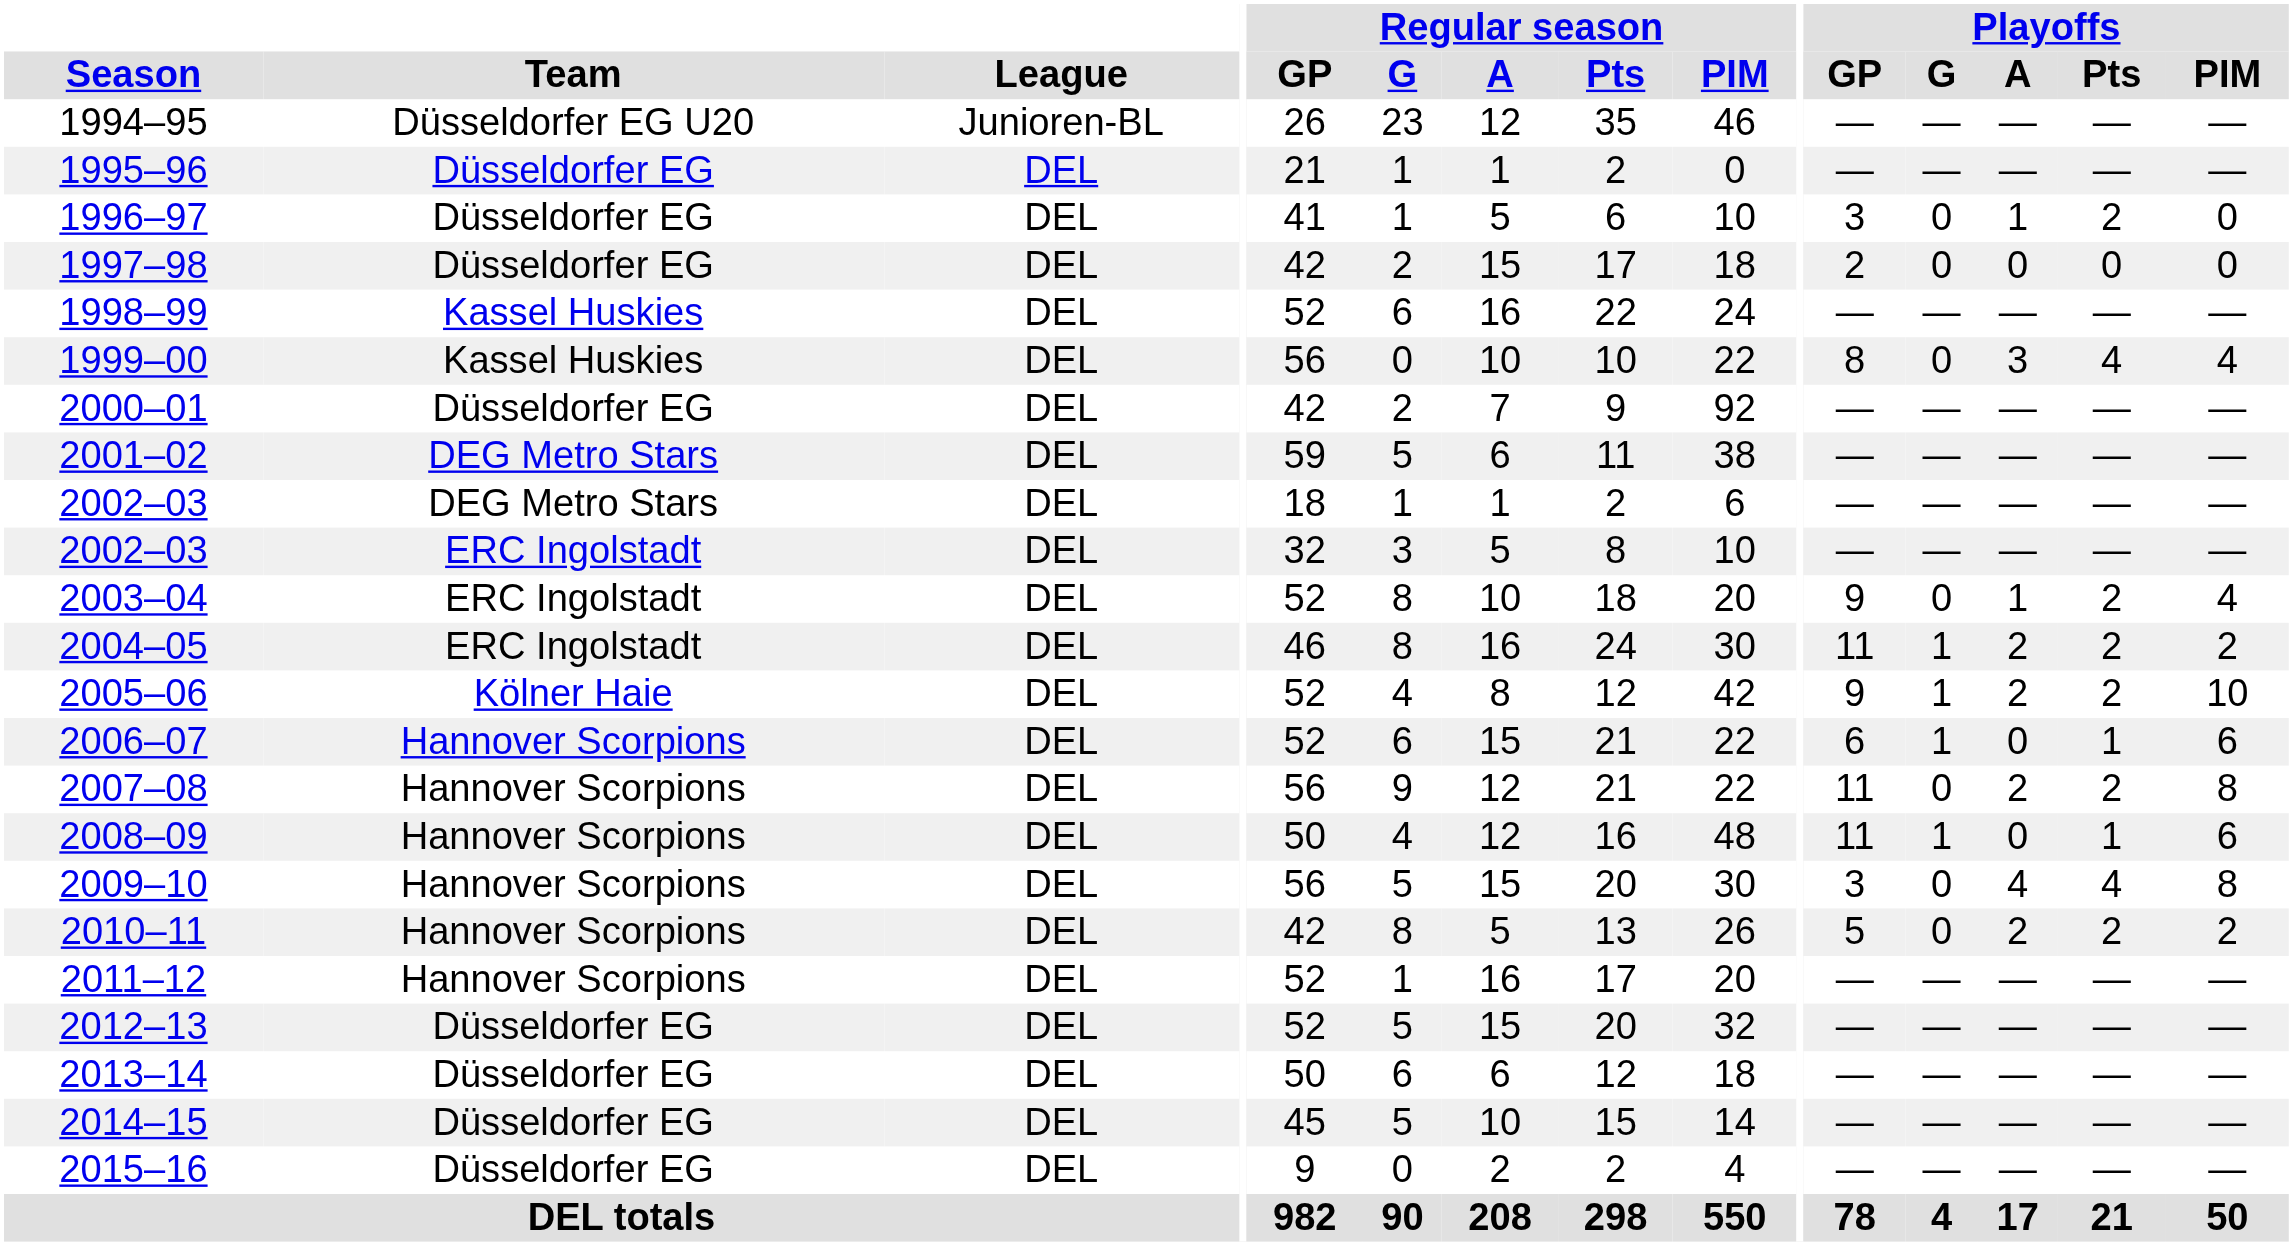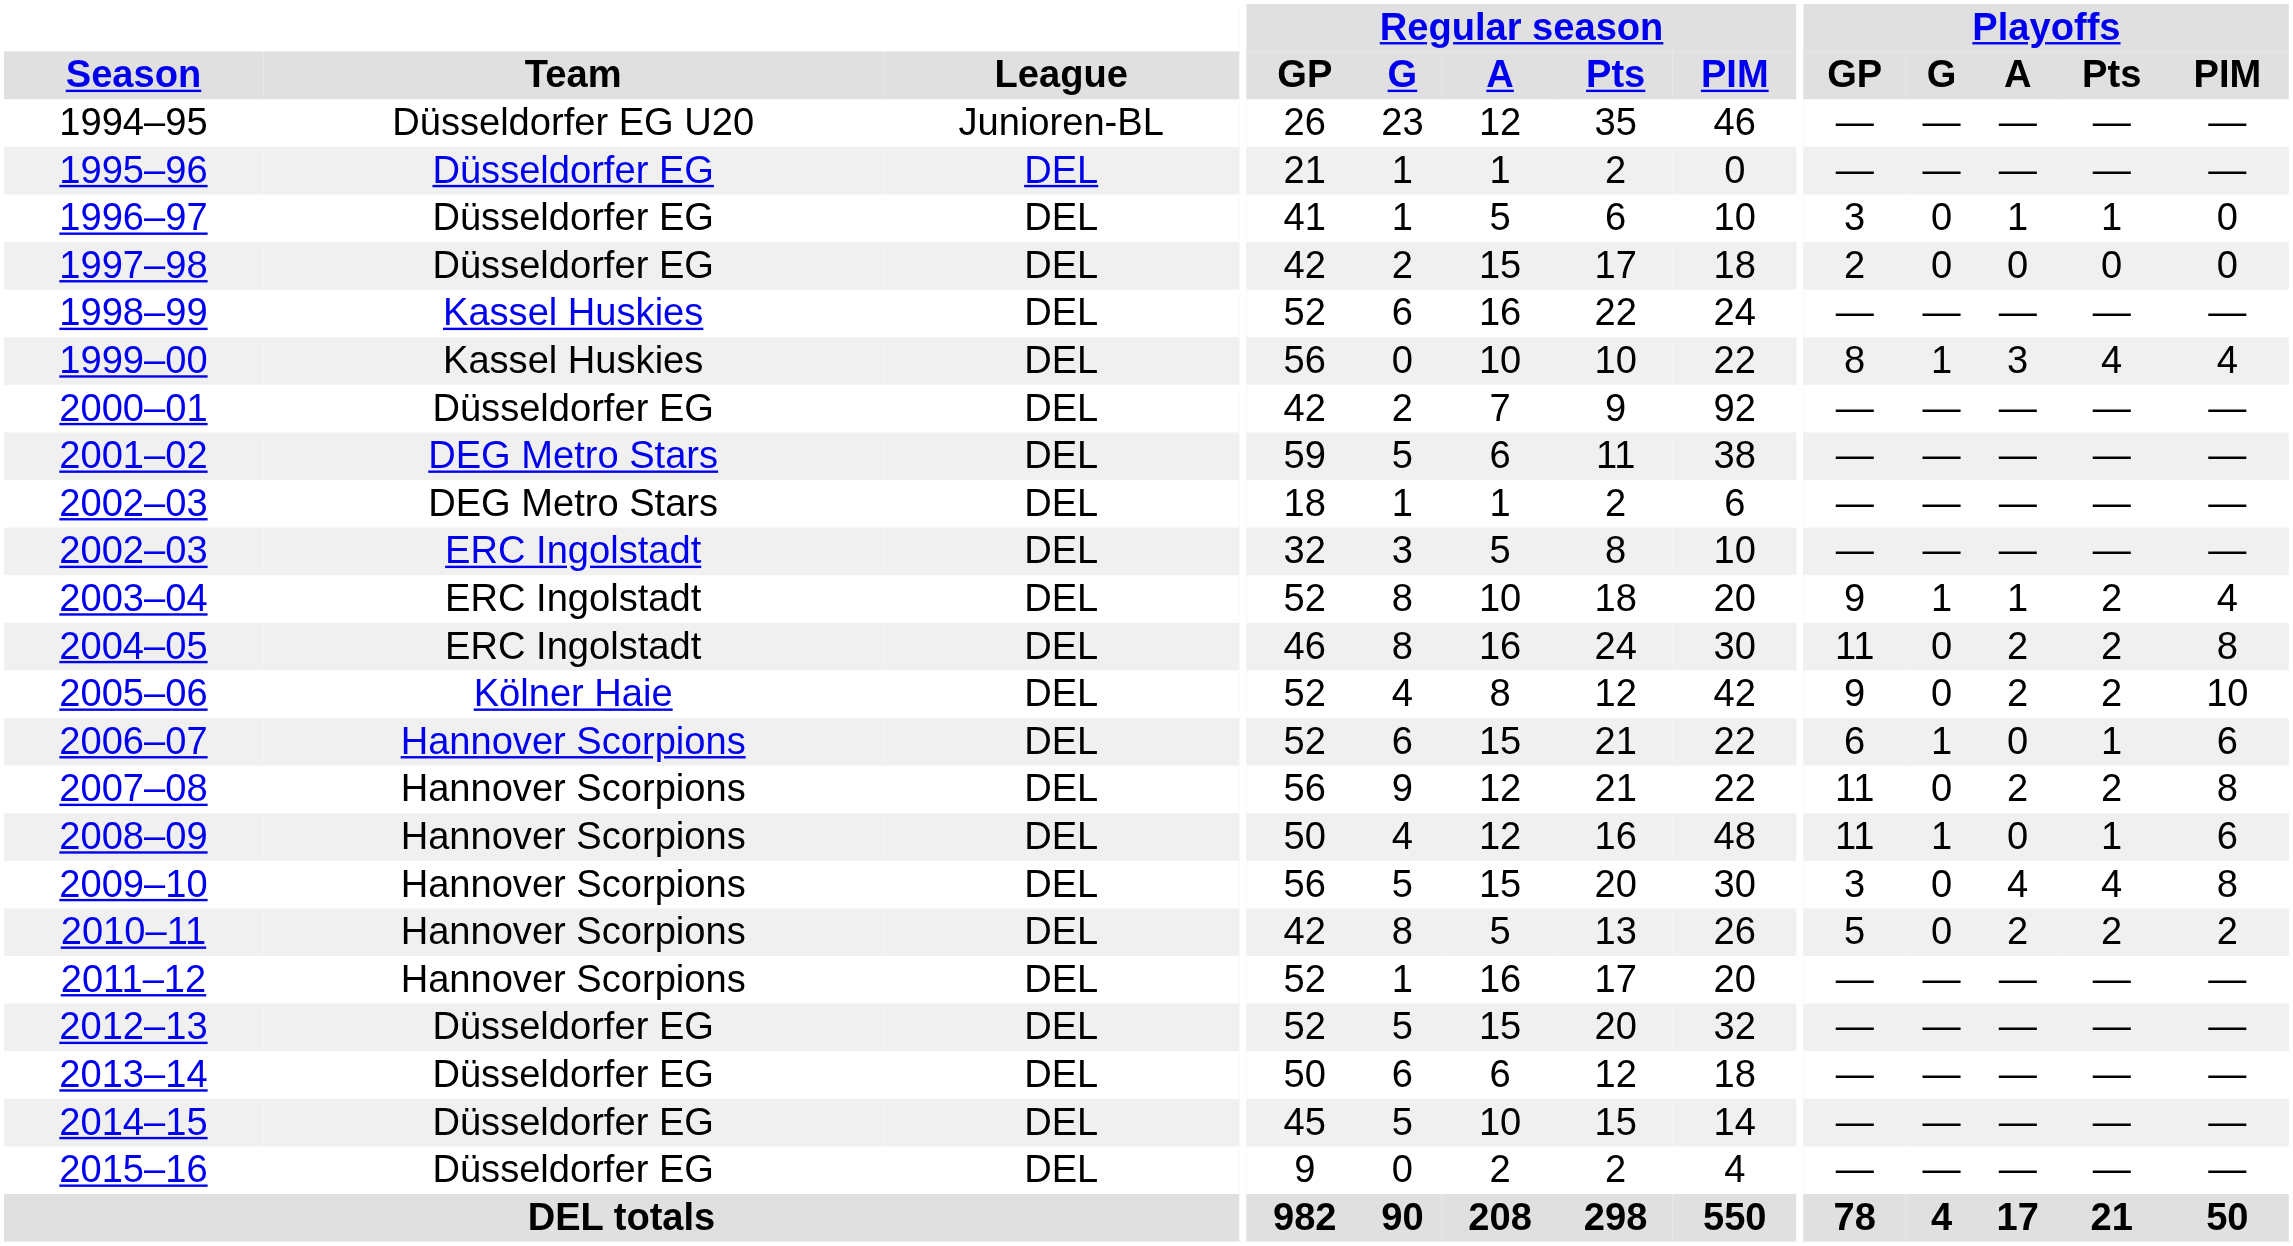(2112, 217) 2 -> (2112, 217) 1
(1942, 360) 0 -> (1942, 360) 1
(1942, 598) 0 -> (1942, 598) 1
(1942, 645) 1 -> (1942, 645) 0
(2227, 645) 2 -> (2227, 645) 8
(1942, 693) 1 -> (1942, 693) 0
